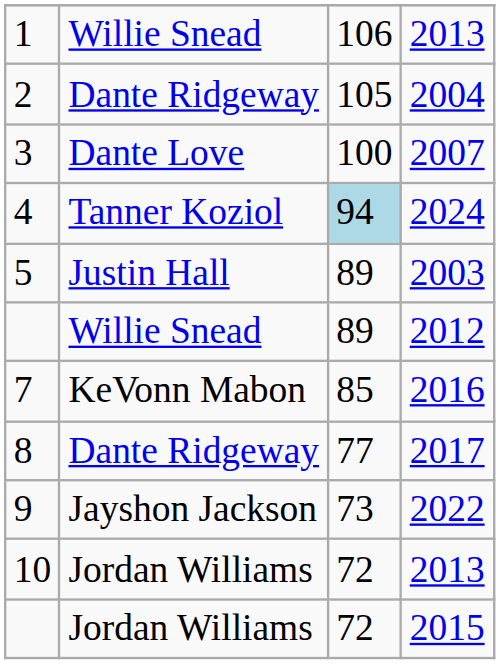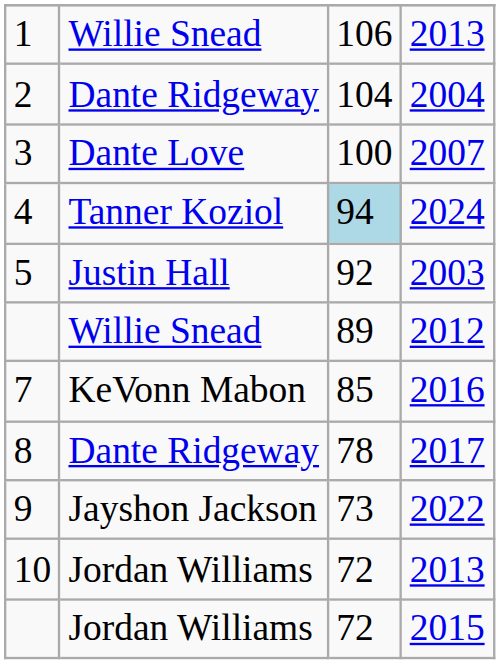(364, 93) 105 -> (364, 93) 104
(355, 271) 89 -> (355, 271) 92
(355, 449) 77 -> (355, 449) 78
